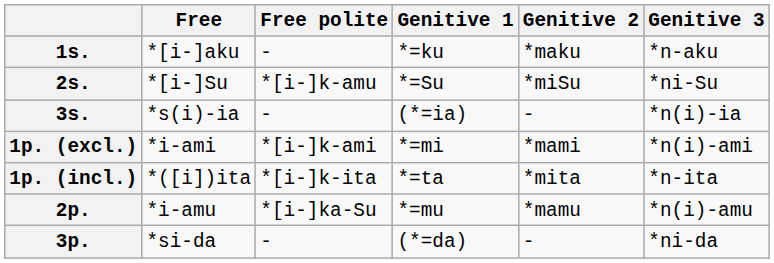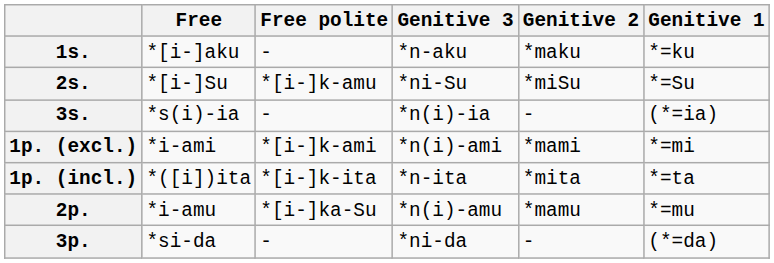columns swapped: (456, 21) <-> (706, 21)
